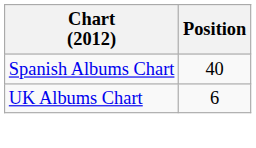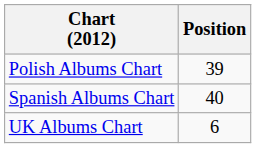+ row: (85, 68)
